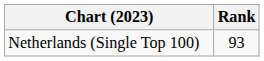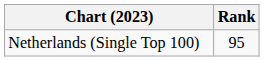(237, 42) 93 -> (237, 42) 95
